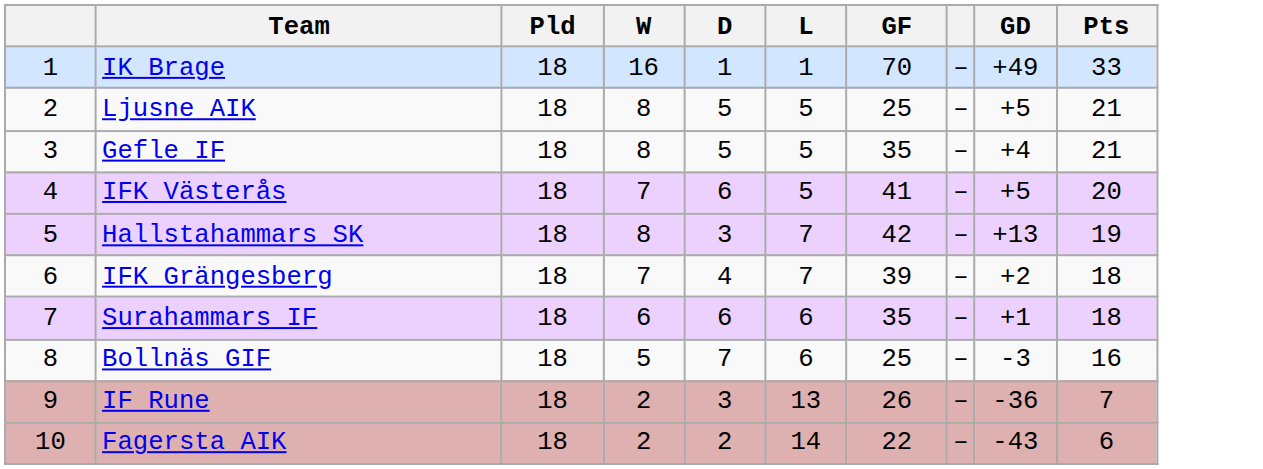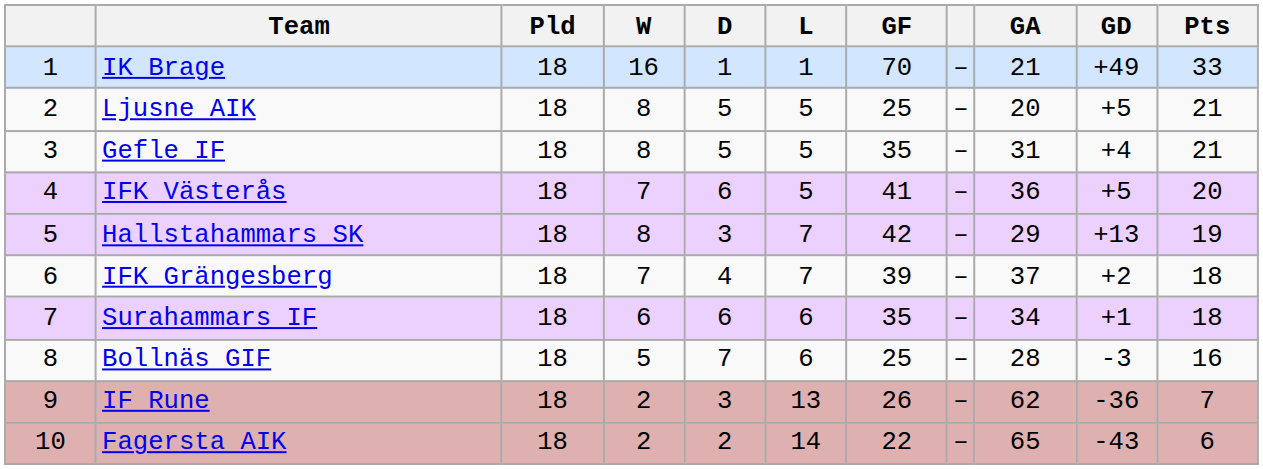+ column: (1025, 26)
